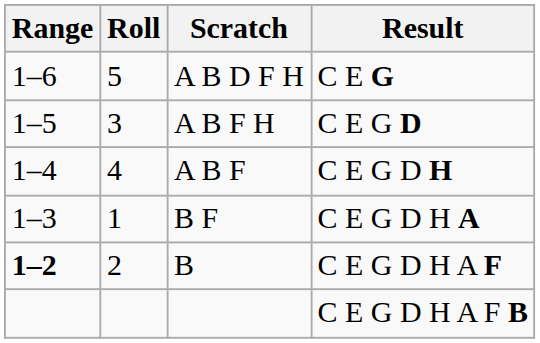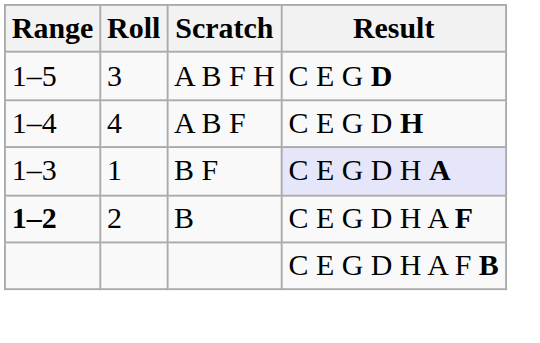- row: (239, 75)
(399, 218) no background -> (370, 170) lavender background
